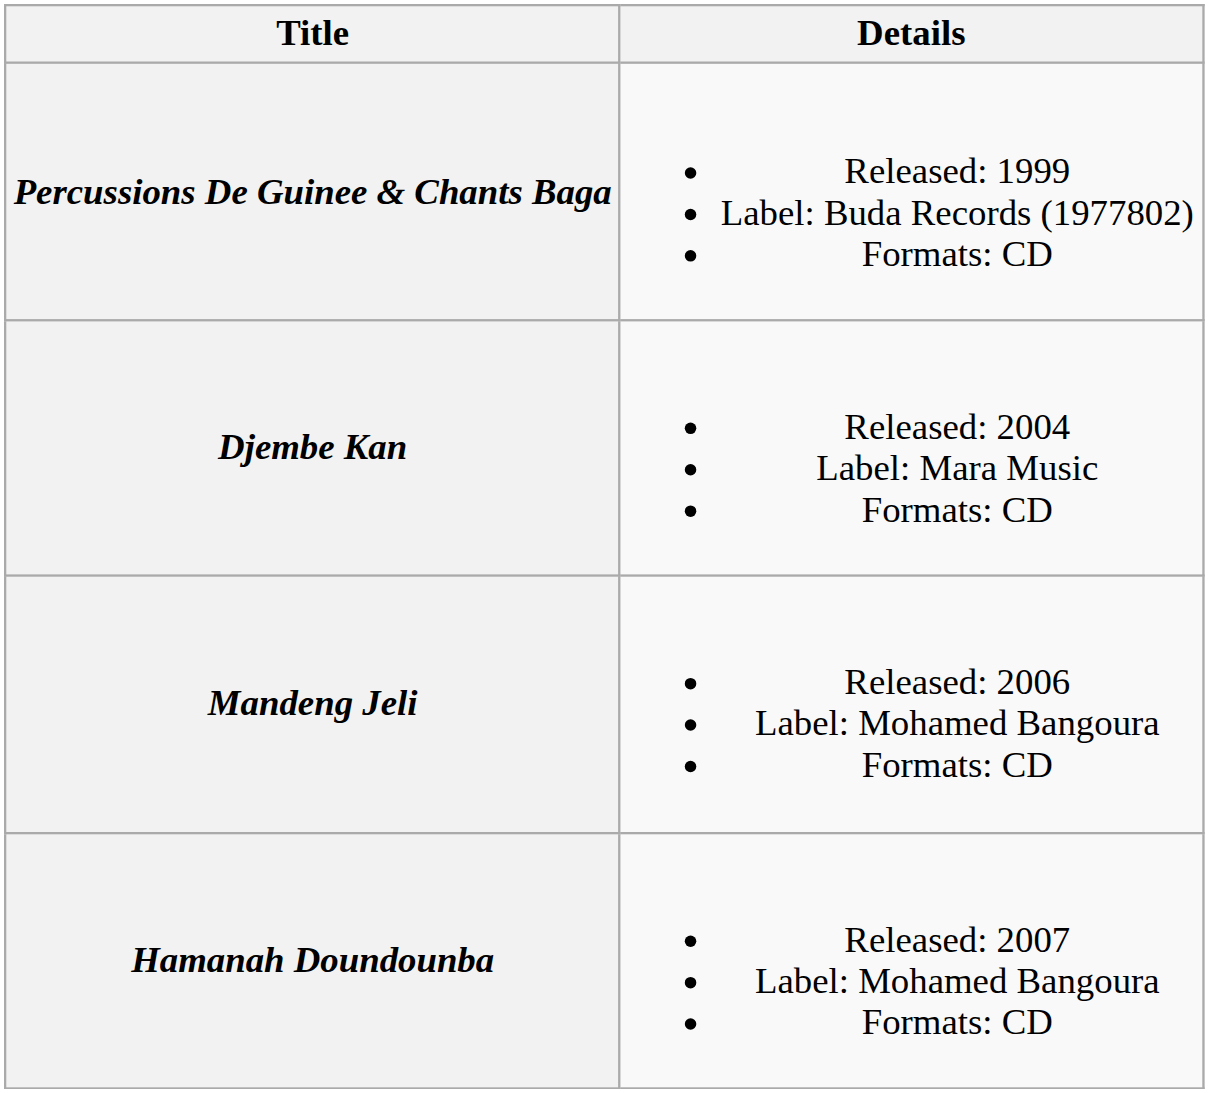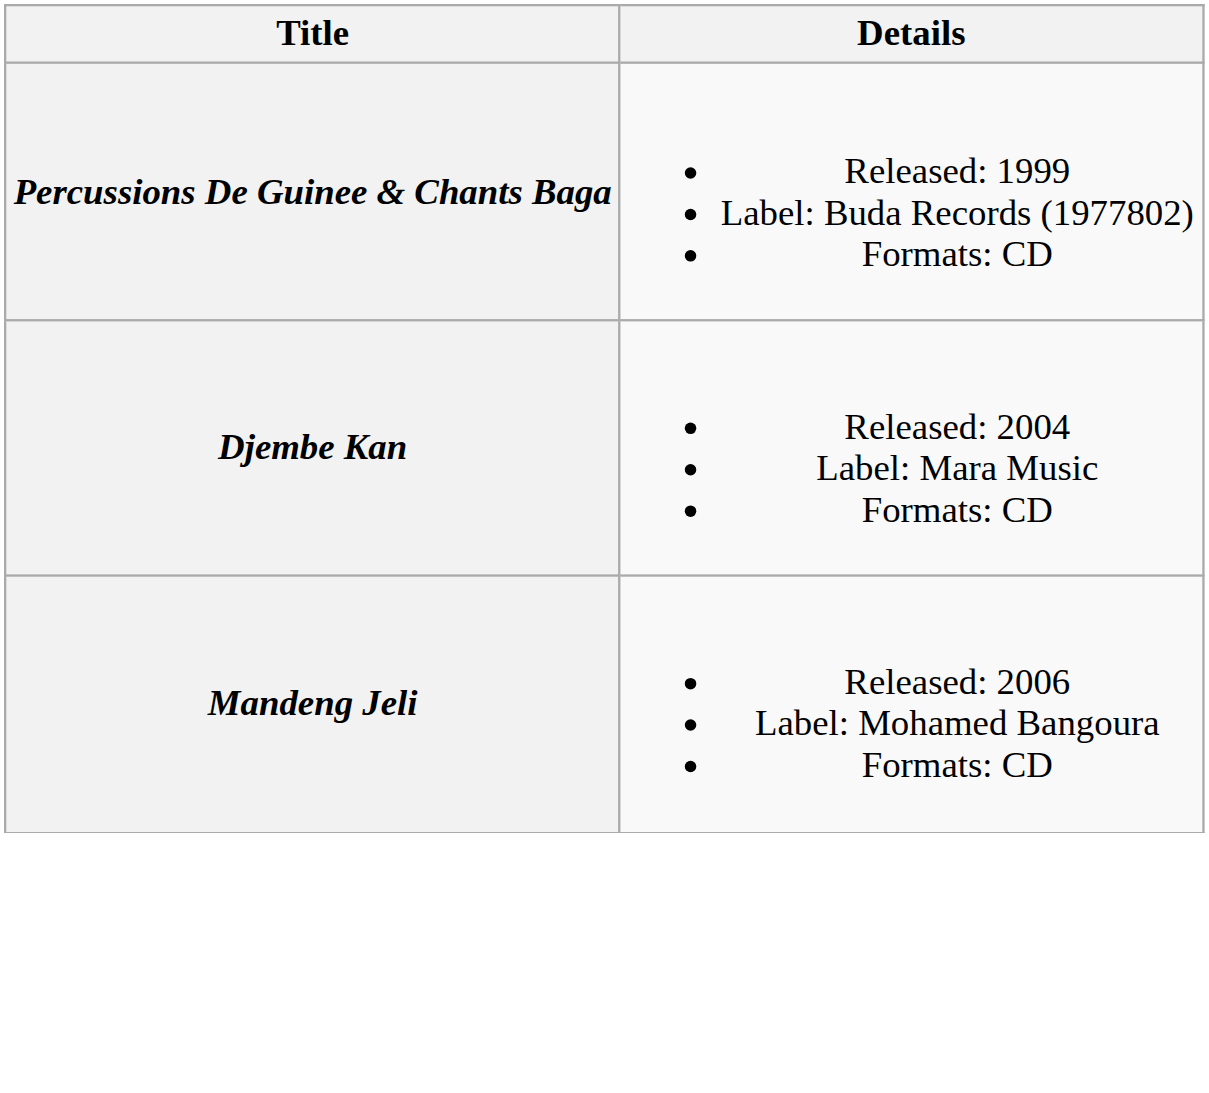- row: (313, 959)
